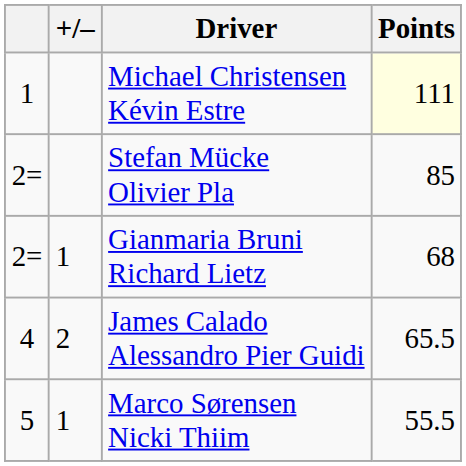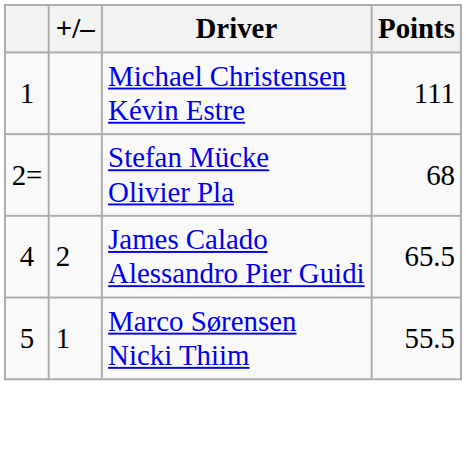(434, 93) lightyellow background -> (434, 93) no background
(441, 175) 85 -> (441, 175) 68
- row: (205, 256)
